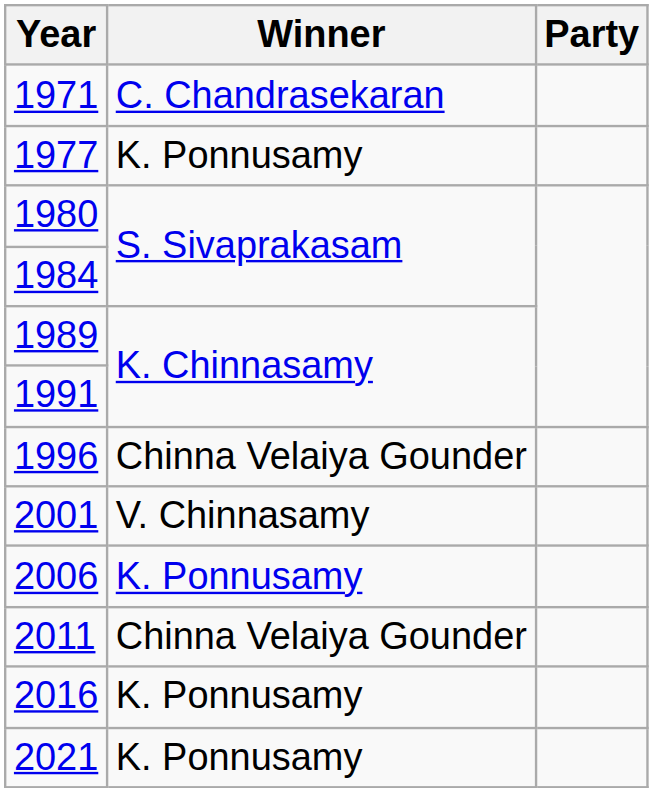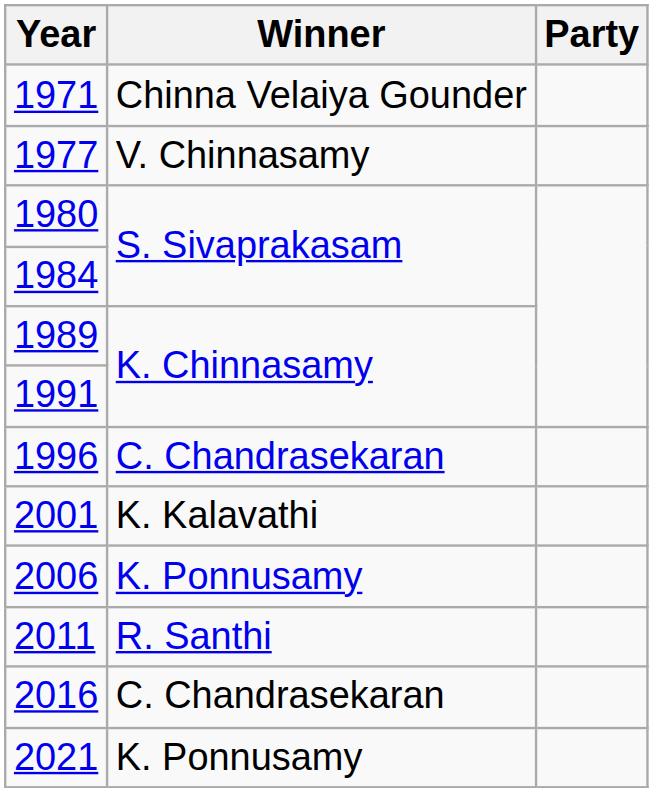(280, 94) C. Chandrasekaran -> (321, 94) Chinna Velaiya Gounder
(239, 154) K. Ponnusamy -> (243, 154) V. Chinnasamy
(321, 455) Chinna Velaiya Gounder -> (280, 455) C. Chandrasekaran
(243, 515) V. Chinnasamy -> (217, 515) K. Kalavathi
(321, 635) Chinna Velaiya Gounder -> (194, 635) R. Santhi
(239, 696) K. Ponnusamy -> (280, 696) C. Chandrasekaran
